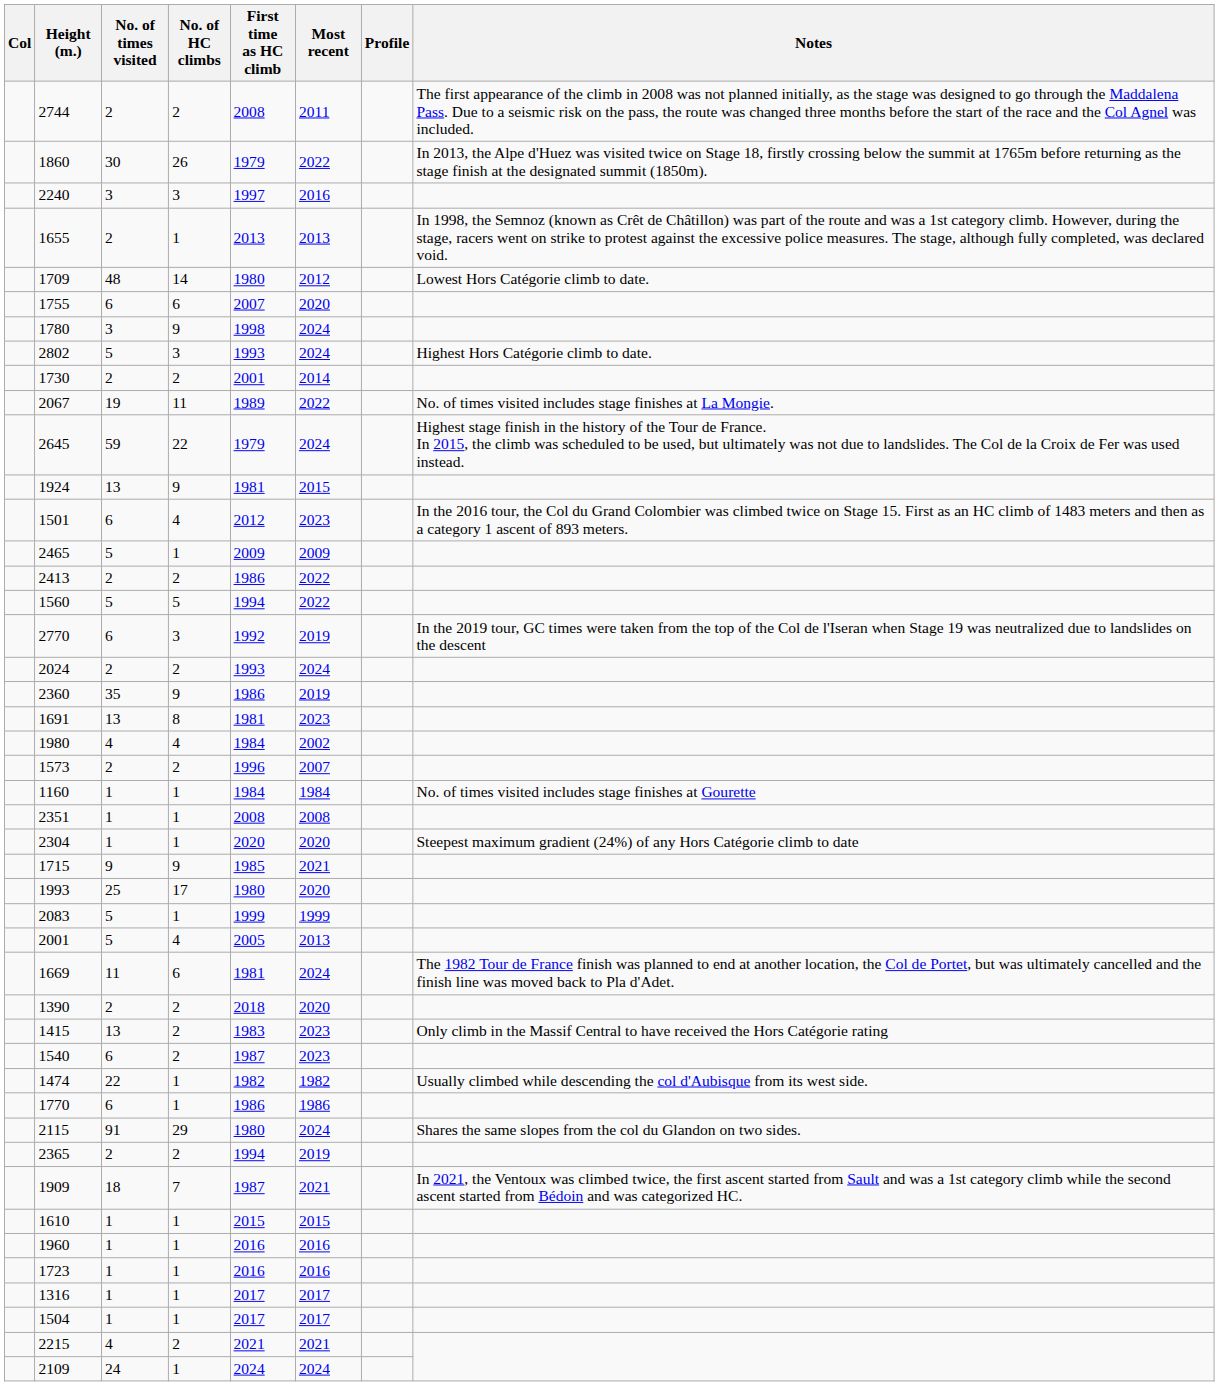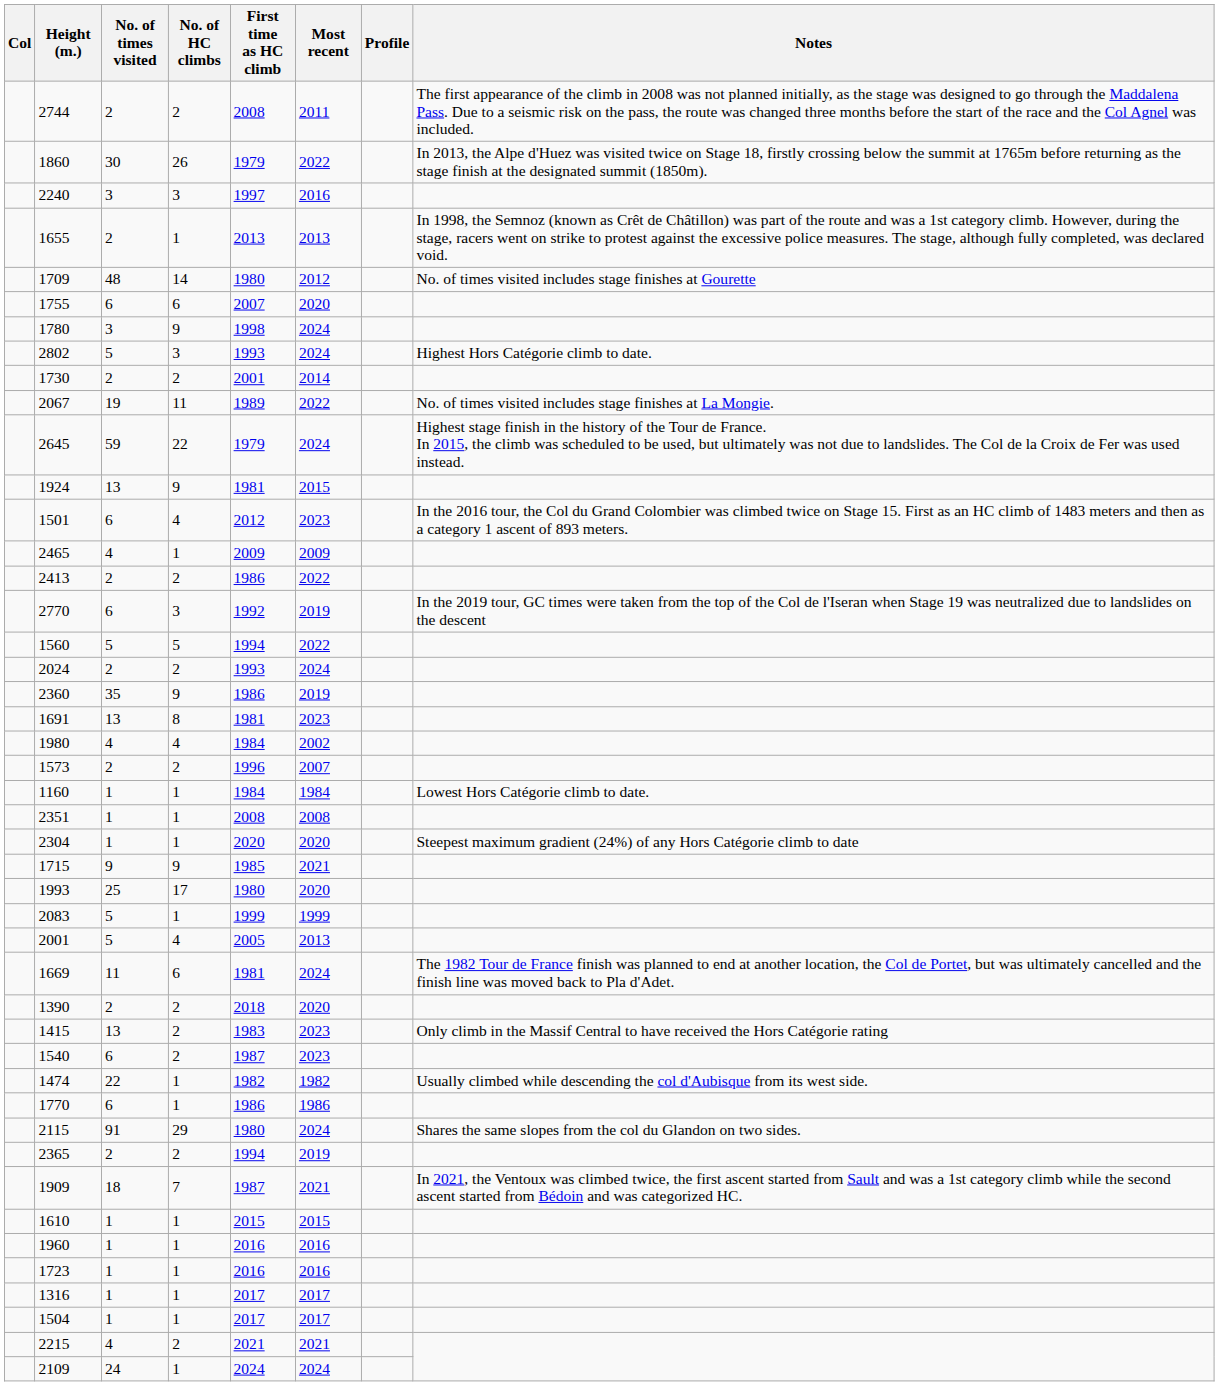(533, 279) Lowest Hors Catégorie climb to date. -> (586, 279) No. of times visited includes stage finishes at Gourette
(109, 553) 5 -> (109, 553) 4
rows swapped: (54, 602) <-> (54, 636)
(586, 792) No. of times visited includes stage finishes at Gourette -> (533, 792) Lowest Hors Catégorie climb to date.
